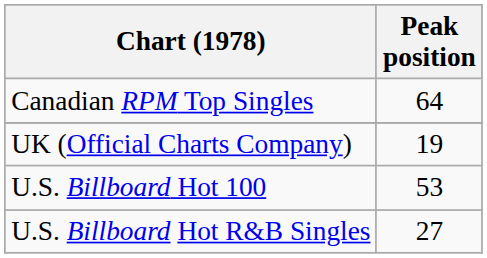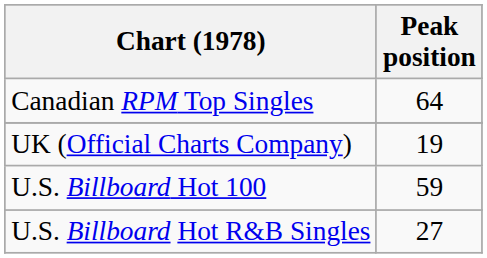(429, 187) 53 -> (429, 187) 59
